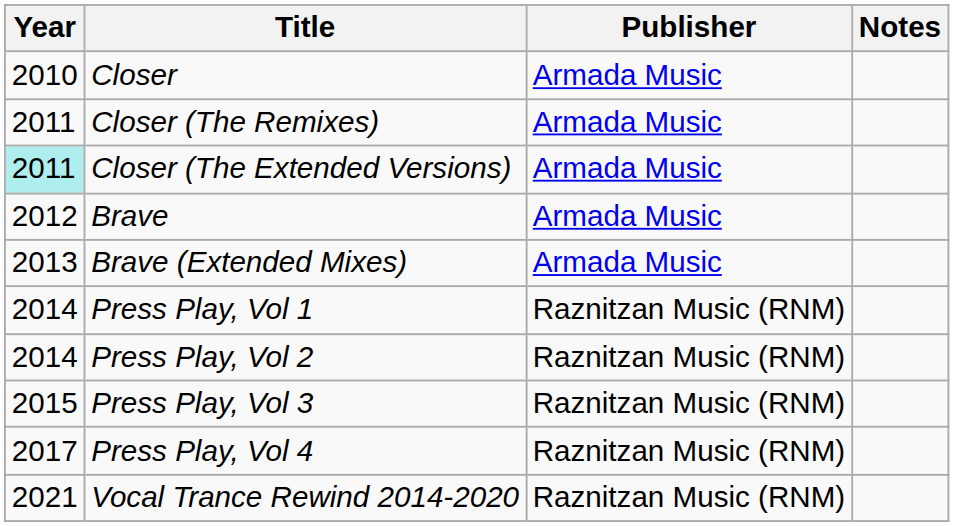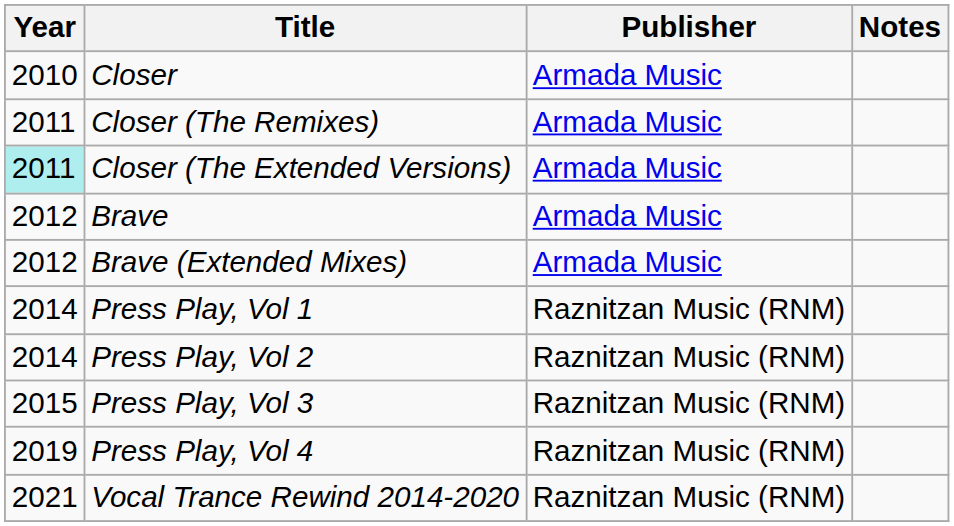(45, 262) 2013 -> (45, 262) 2012
(45, 450) 2017 -> (45, 450) 2019
